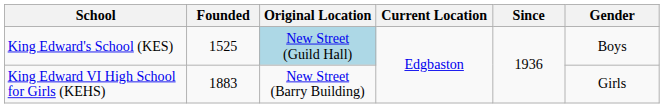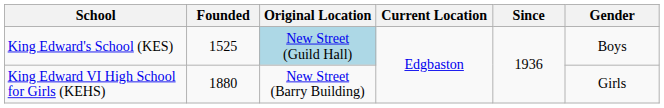(223, 84) 1883 -> (223, 84) 1880
